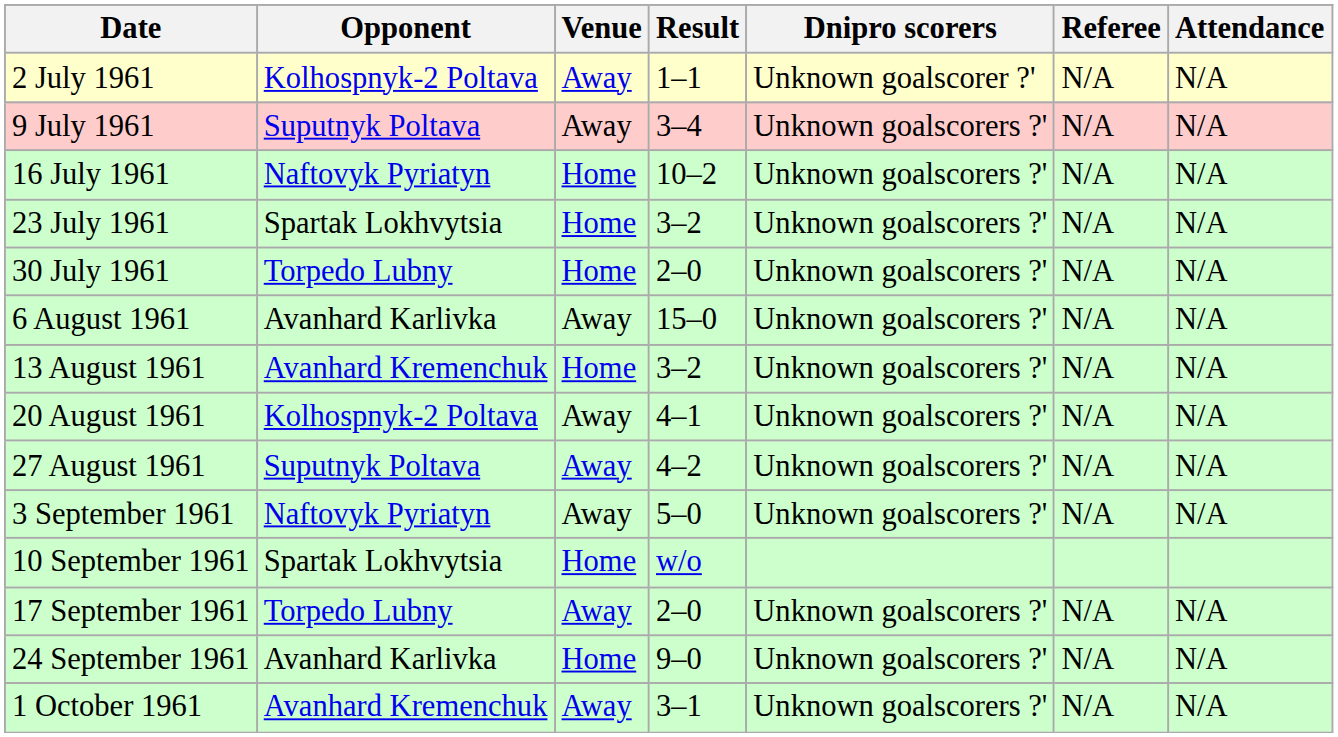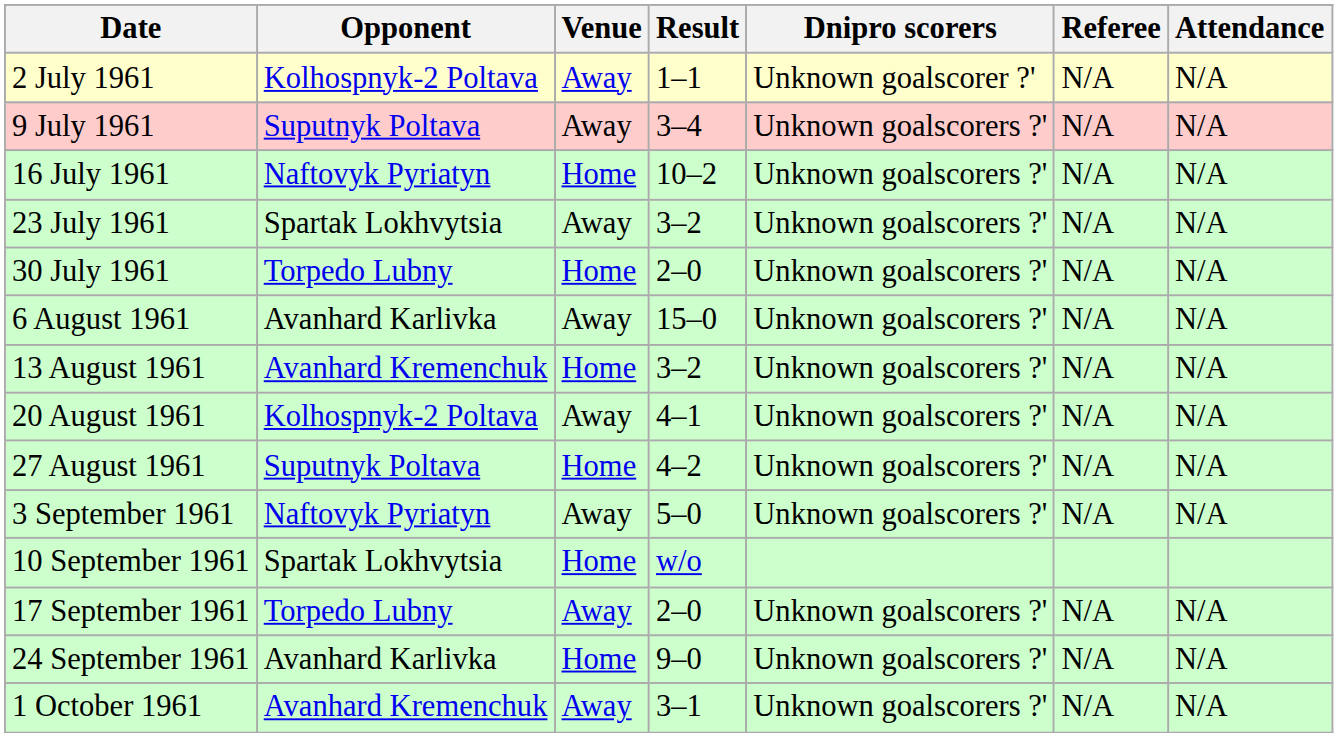(599, 222) Home -> (597, 222) Away
(597, 464) Away -> (599, 464) Home
